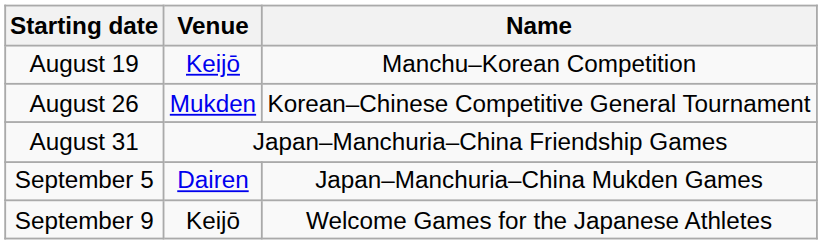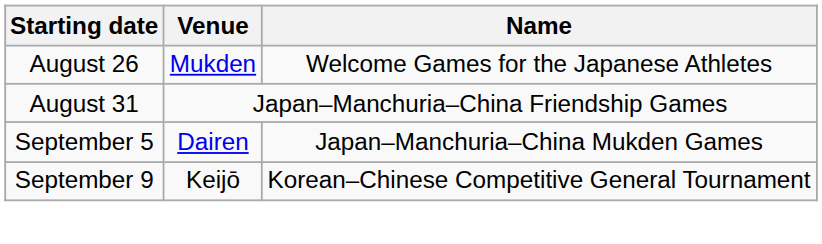- row: (84, 64)
(539, 103) Korean–Chinese Competitive General Tournament -> (539, 64) Welcome Games for the Japanese Athletes
(539, 220) Welcome Games for the Japanese Athletes -> (539, 181) Korean–Chinese Competitive General Tournament
